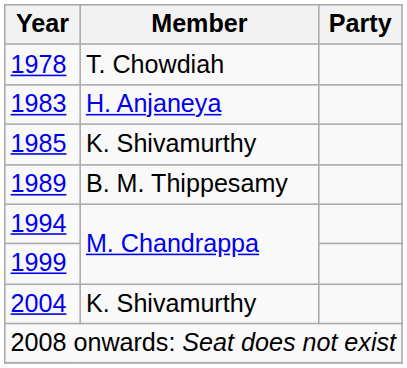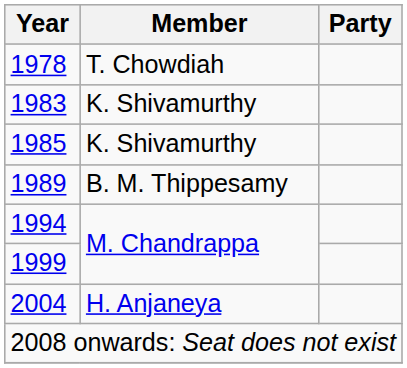(154, 104) H. Anjaneya -> (171, 104) K. Shivamurthy
(171, 303) K. Shivamurthy -> (154, 303) H. Anjaneya
